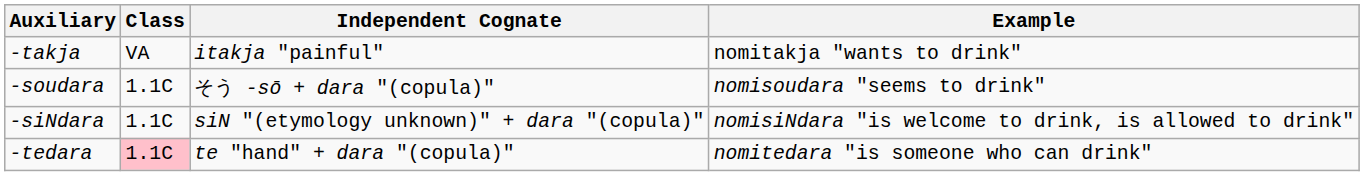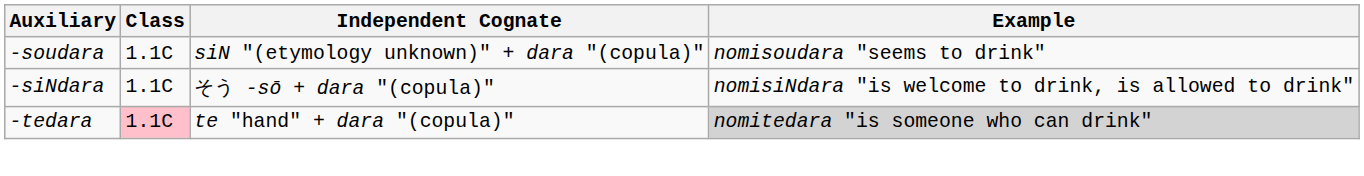- row: (45, 53)
(345, 88) そう -sō + dara "(copula)" -> (449, 53) siN "(etymology unknown)" + dara "(copula)"
(449, 122) siN "(etymology unknown)" + dara "(copula)" -> (345, 88) そう -sō + dara "(copula)"
(933, 154) no background -> (933, 122) lightgrey background
